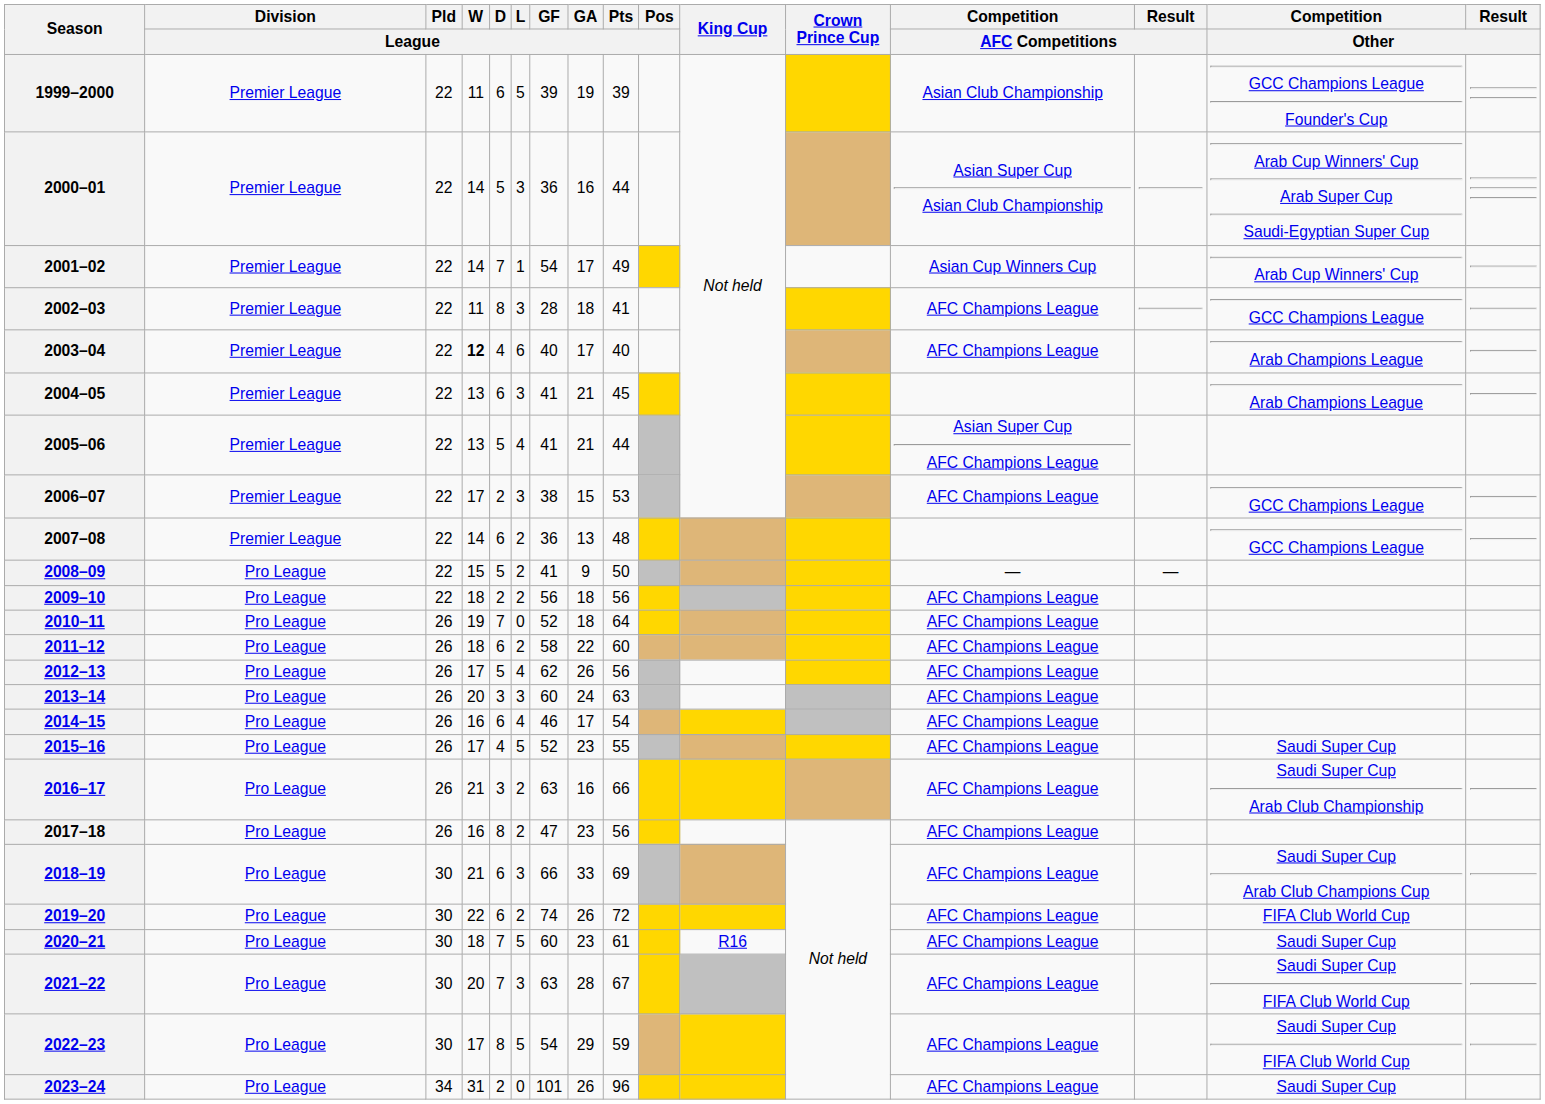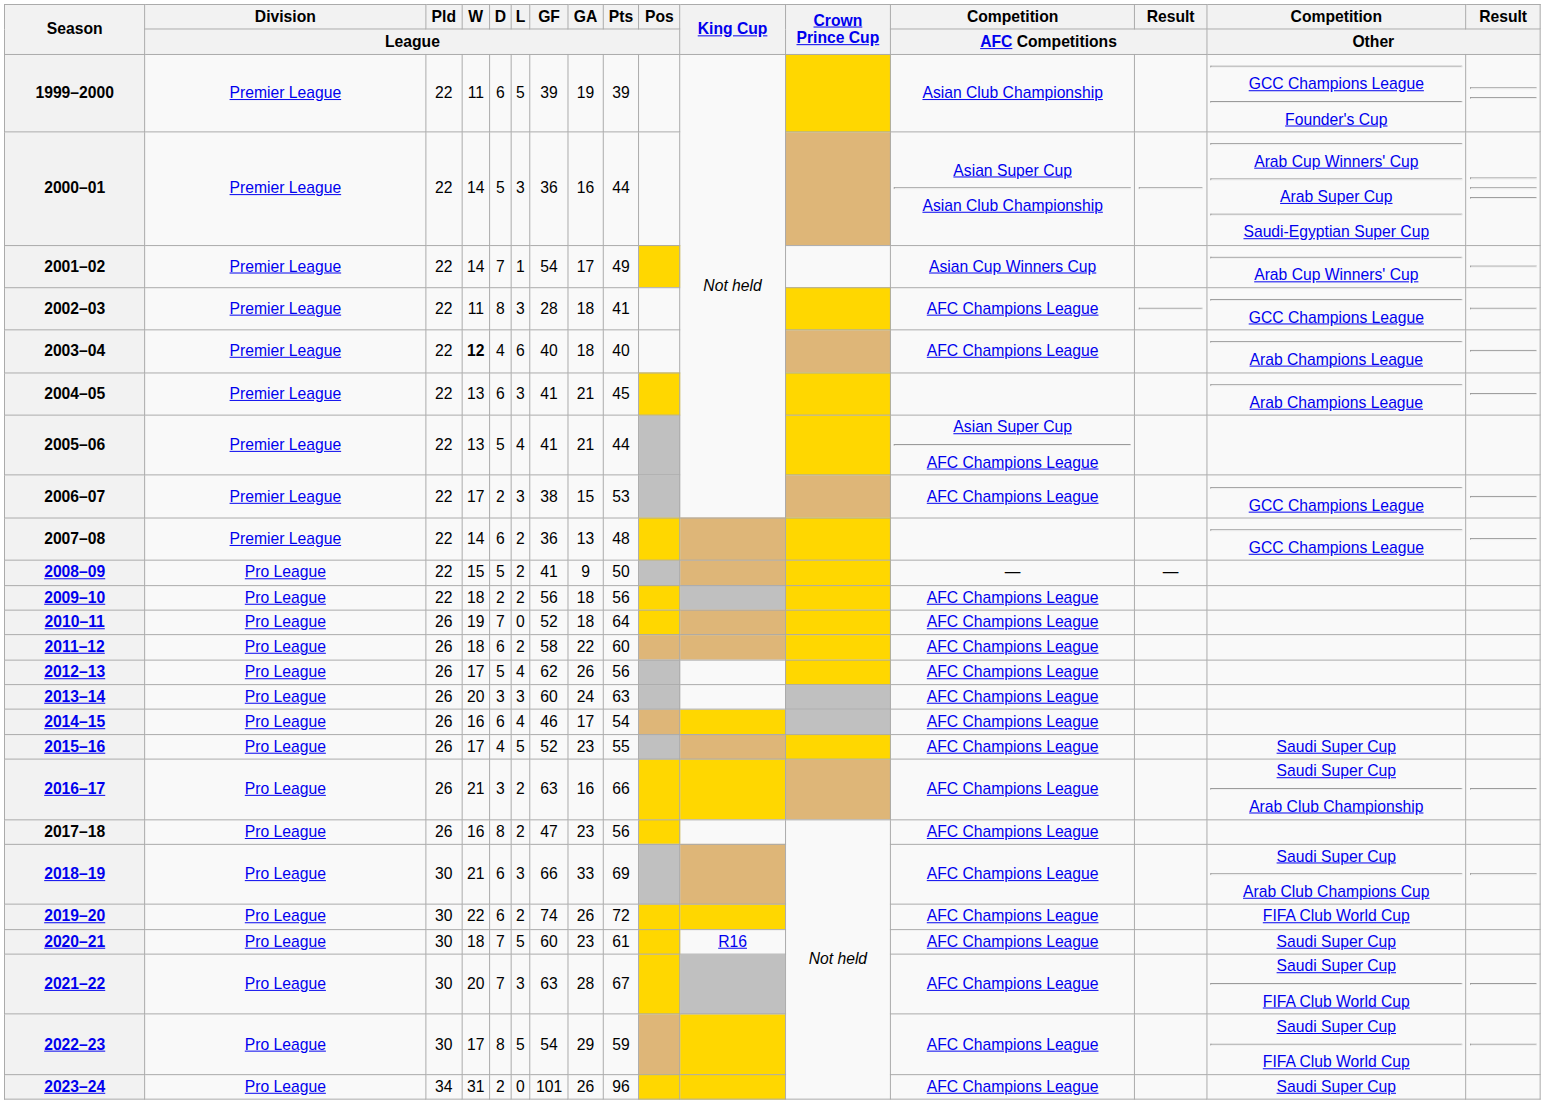(585, 351) 17 -> (585, 351) 18
